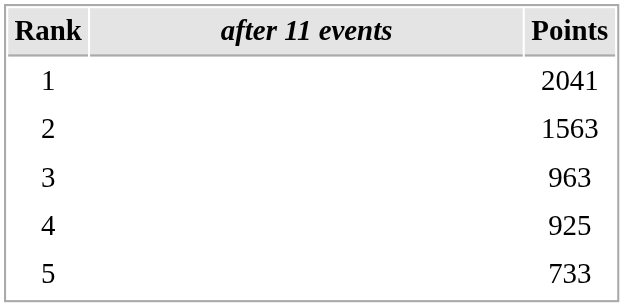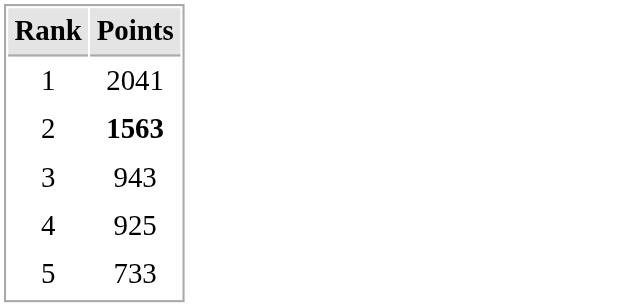- column: (307, 30)
(570, 129) normal -> (135, 129) bold
(570, 177) 963 -> (135, 177) 943
